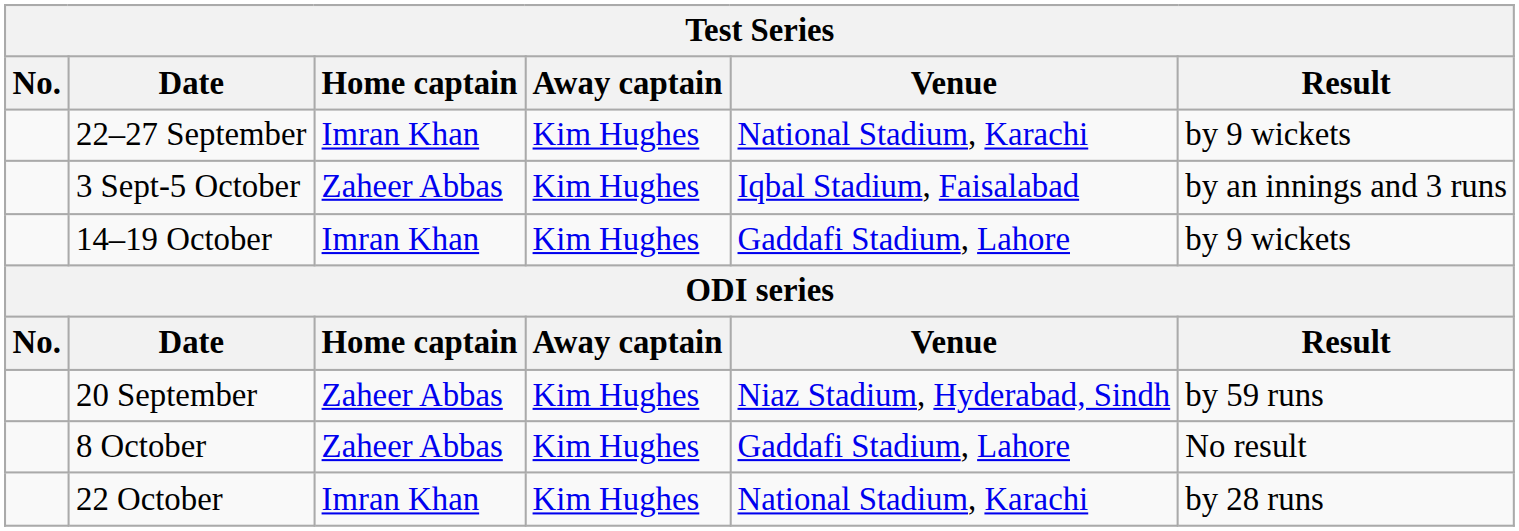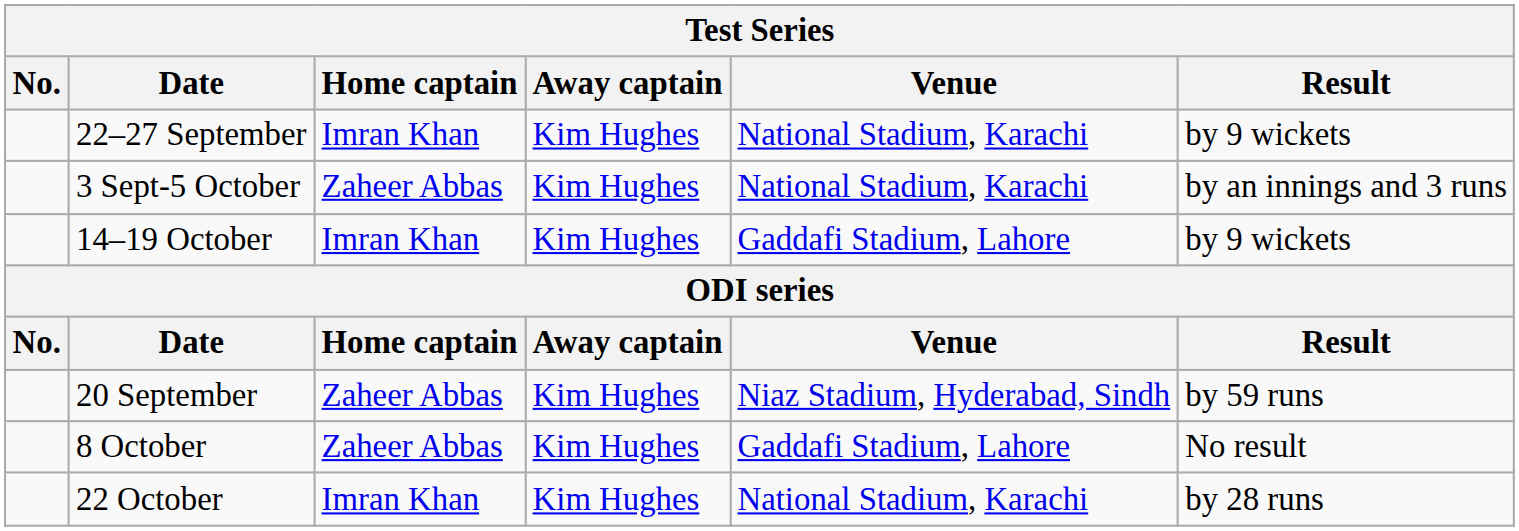(908, 186) Iqbal Stadium, Faisalabad -> (913, 186) National Stadium, Karachi
